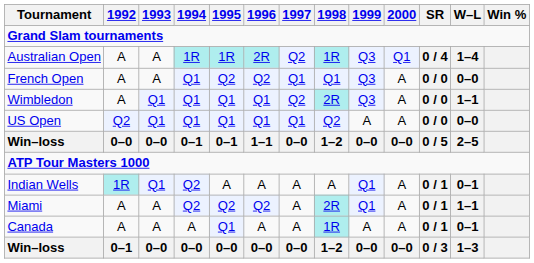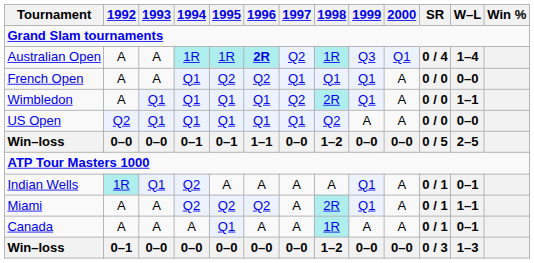(262, 56) normal -> (262, 56) bold
(367, 78) Q3 -> (367, 78) Q1
(367, 99) Q3 -> (367, 99) Q1
